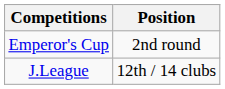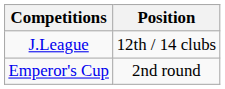rows swapped: (59, 71) <-> (59, 44)
